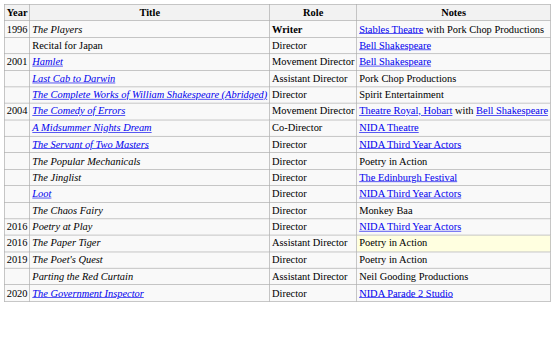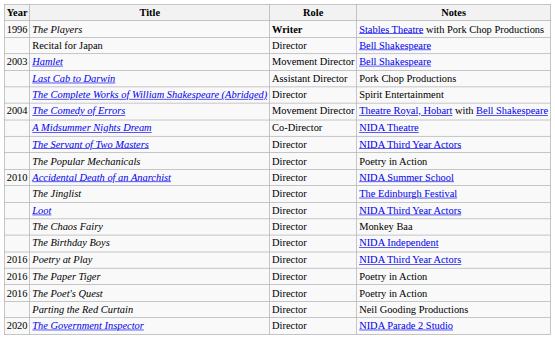(17, 62) 2001 -> (17, 62) 2003
+ row: (102, 177)
+ row: (71, 243)
(310, 243) Assistant Director -> (289, 276) Director
(393, 243) lightyellow background -> (393, 276) no background
(17, 260) 2019 -> (17, 293) 2016
(310, 276) Assistant Director -> (289, 309) Director
